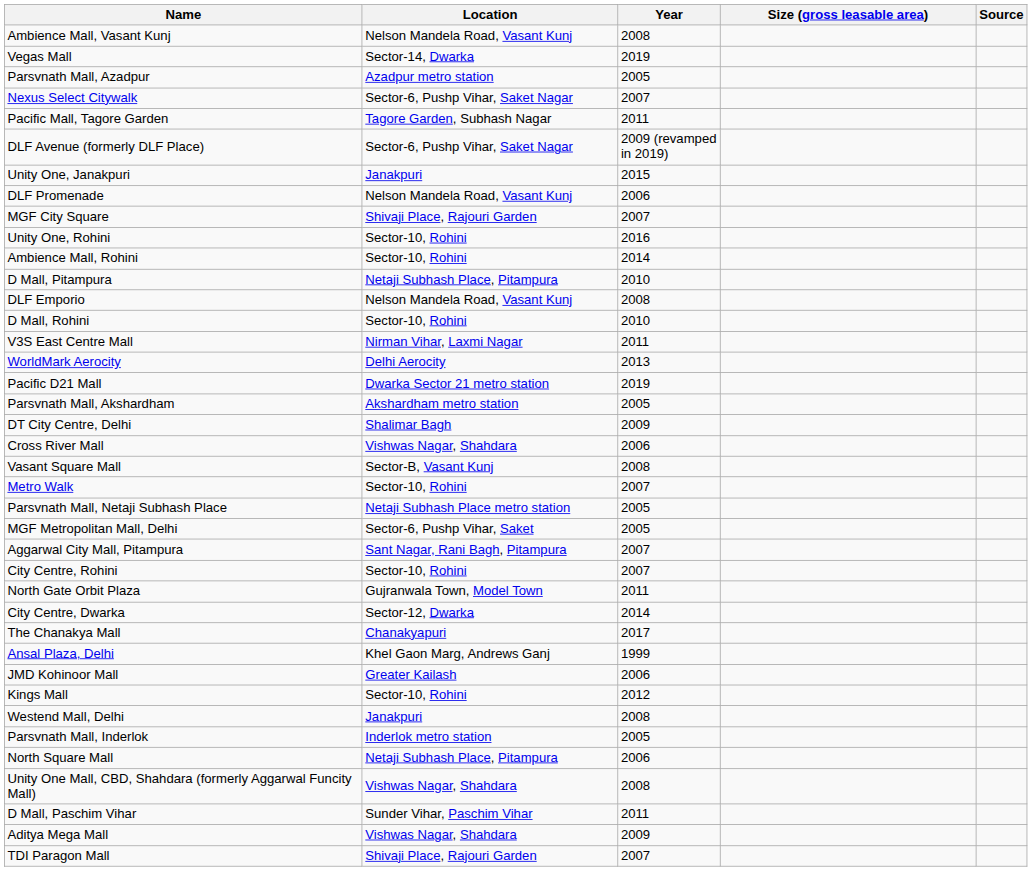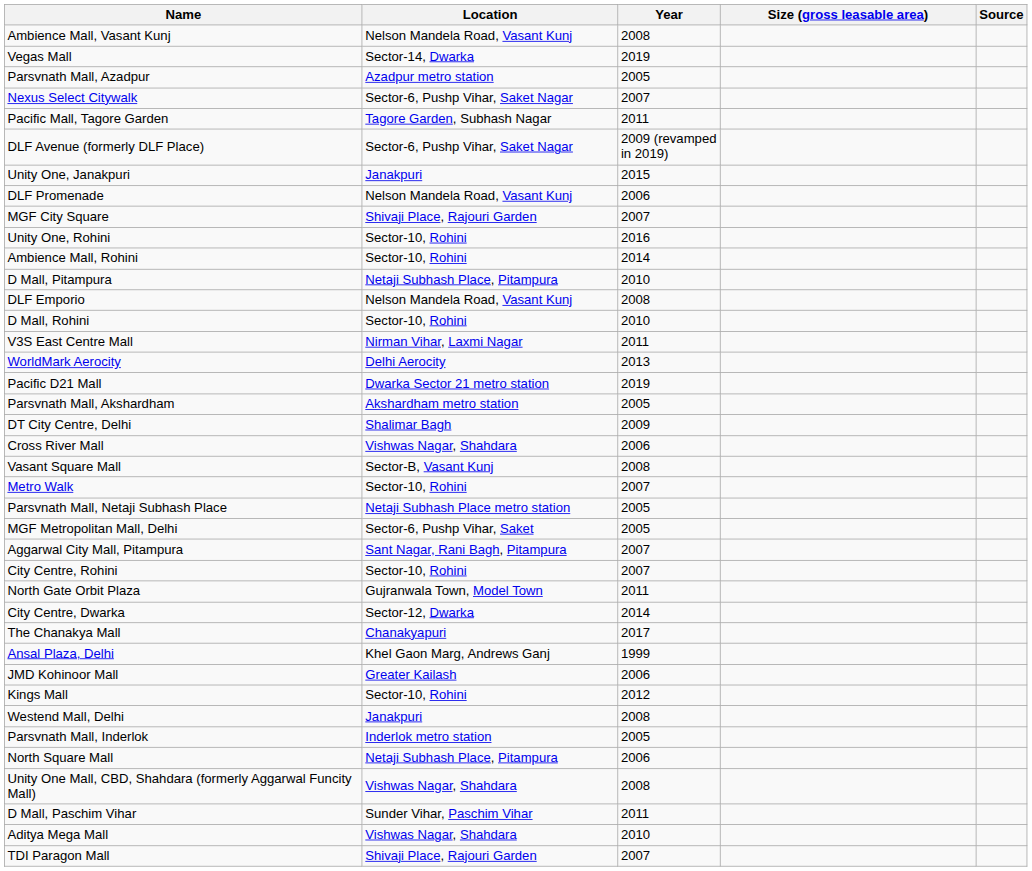(636, 835) 2009 -> (636, 835) 2010
